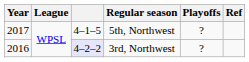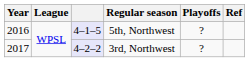(18, 30) 2017 -> (18, 30) 2016
(87, 30) no background -> (87, 30) lavender background
(18, 48) 2016 -> (18, 48) 2017
